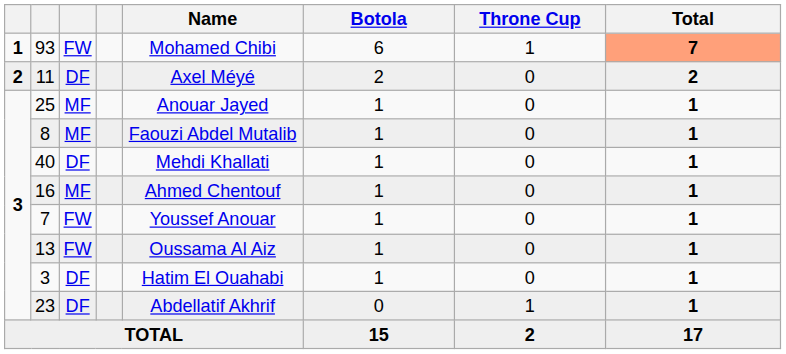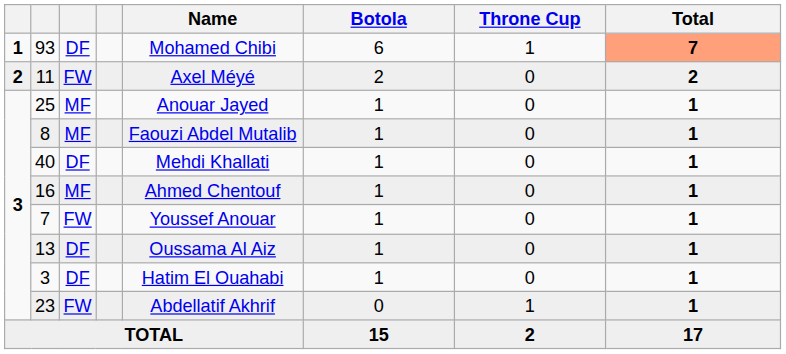(78, 48) FW -> (78, 48) DF
(78, 76) DF -> (78, 76) FW
(78, 248) FW -> (78, 248) DF
(78, 305) DF -> (78, 305) FW
